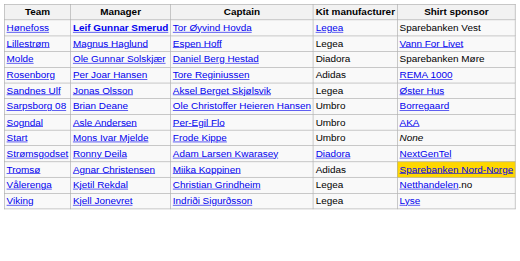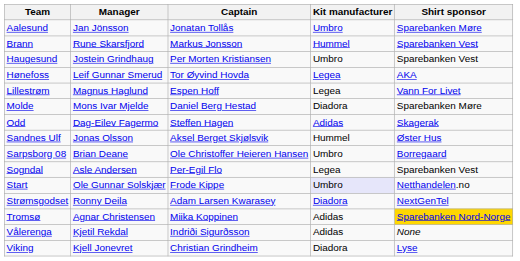+ row: (27, 28)
+ row: (20, 43)
+ row: (32, 59)
(121, 28) bold -> (118, 75) normal
(440, 28) Sparebanken Vest -> (407, 75) AKA
(119, 59) Ole Gunnar Solskjær -> (111, 106) Mons Ivar Mjelde
+ row: (16, 122)
- row: (31, 75)
(329, 91) Legea -> (331, 138) Hummel
(331, 122) Umbro -> (327, 169) Legea
(410, 122) AKA -> (437, 169) Sparebanken Vest
(111, 138) Mons Ivar Mjelde -> (119, 185) Ole Gunnar Solskjær
(331, 138) no background -> (328, 185) lavender background
(411, 138) None -> (433, 185) Netthandelen.no
(217, 185) Christian Grindheim -> (210, 232) Indriði Sigurðsson
(329, 185) Legea -> (328, 232) Adidas
(436, 185) Netthandelen.no -> (409, 232) None
(213, 201) Indriði Sigurðsson -> (214, 248) Christian Grindheim
(329, 201) Legea -> (330, 248) Diadora
